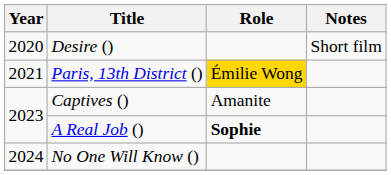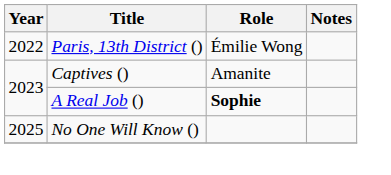- row: (82, 45)
(26, 73) 2021 -> (26, 45) 2022
(257, 73) gold background -> (257, 45) no background
(26, 156) 2024 -> (26, 128) 2025
